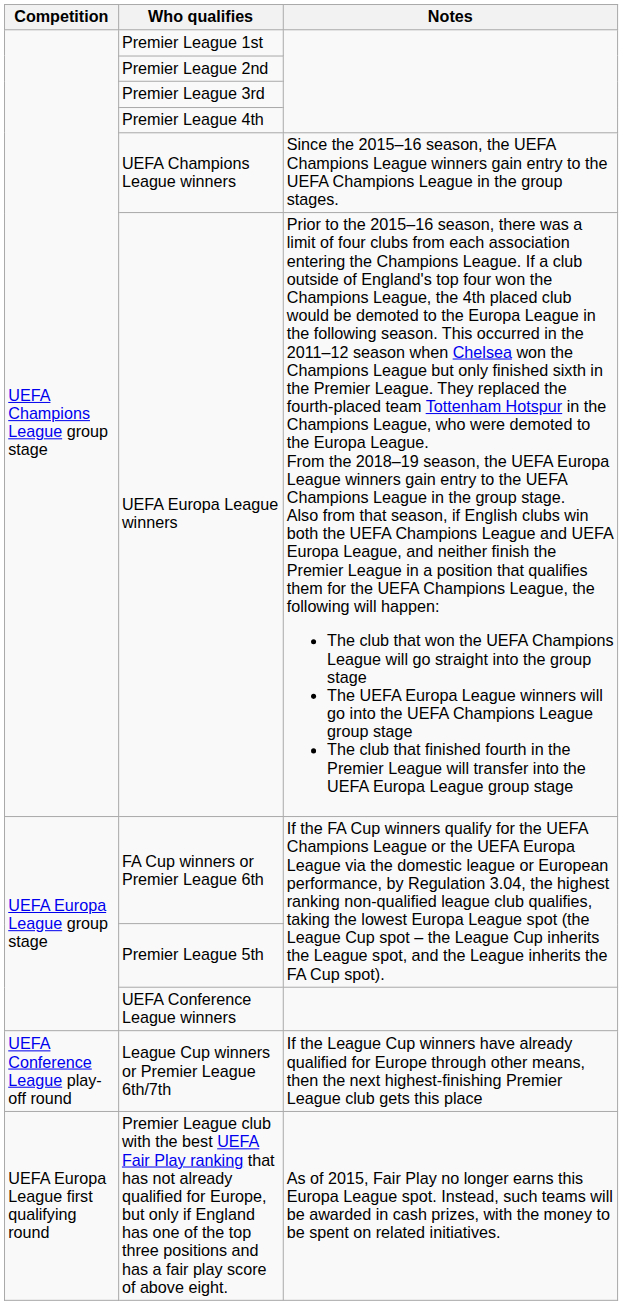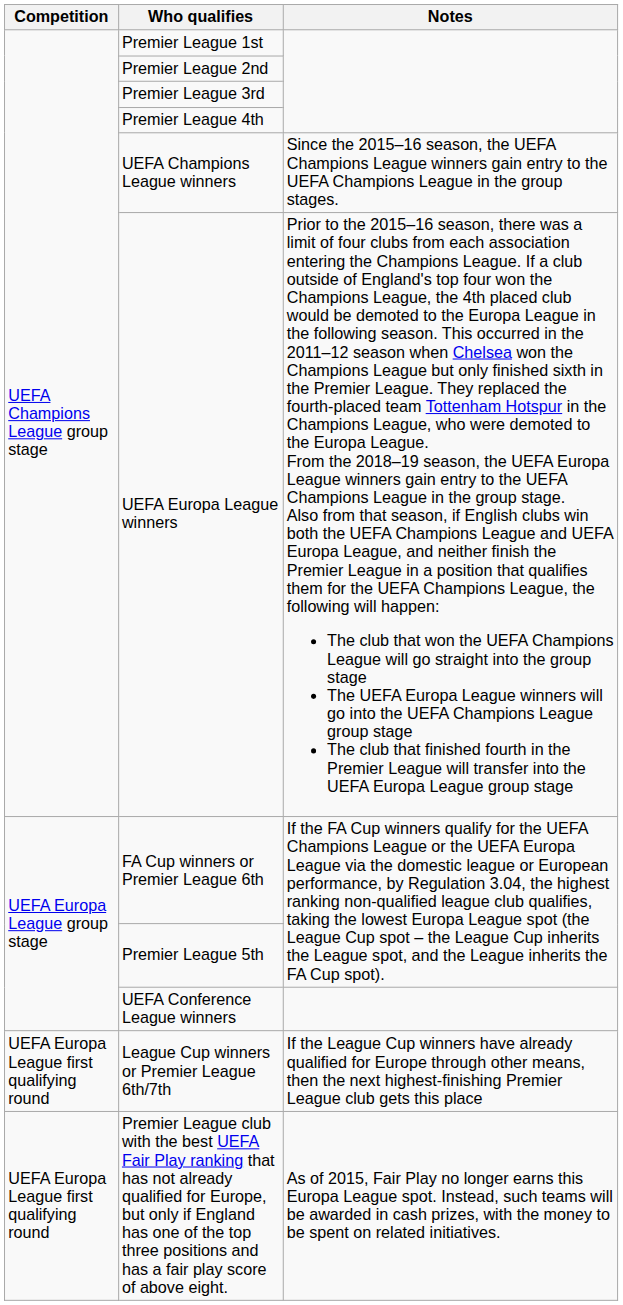(55, 1071) UEFA Conference League play-off round -> (57, 1071) UEFA Europa League first qualifying round
